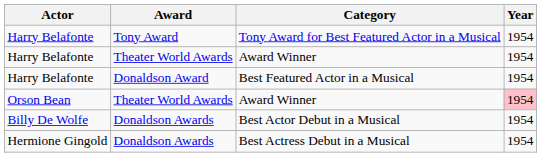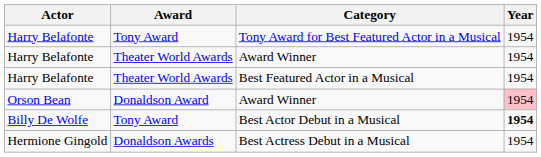(161, 78) Donaldson Award -> (173, 78) Theater World Awards
(173, 99) Theater World Awards -> (161, 99) Donaldson Award
(164, 120) Donaldson Awards -> (146, 120) Tony Award
(520, 120) normal -> (520, 120) bold
